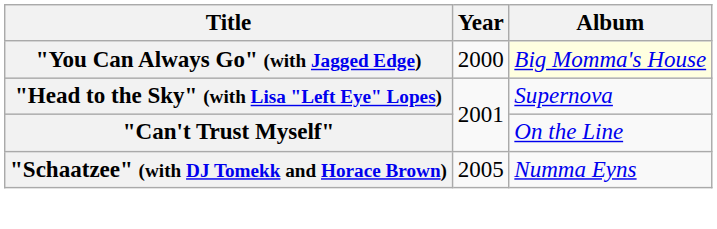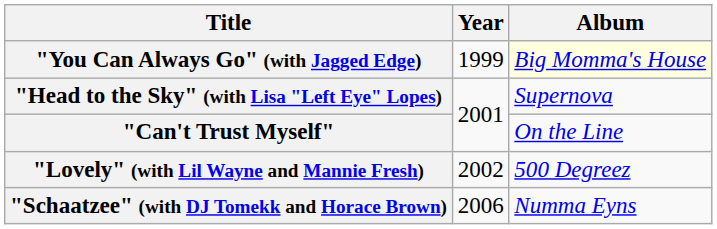(481, 59) 2000 -> (481, 59) 1999
+ row: (229, 168)
(481, 168) 2005 -> (481, 205) 2006
